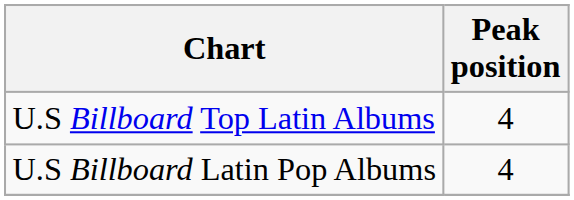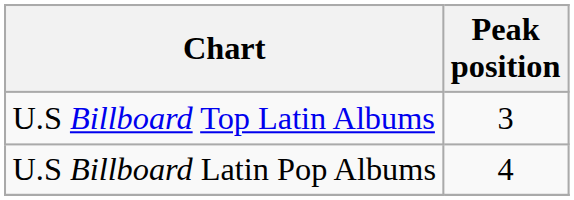(506, 117) 4 -> (506, 117) 3
